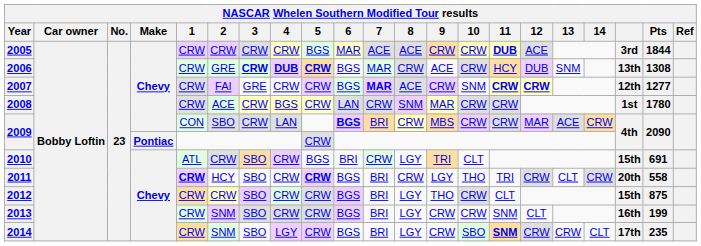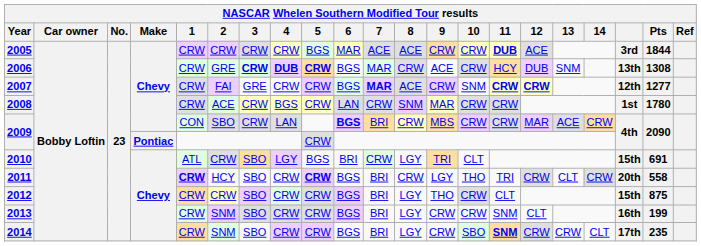(286, 159) CRW -> (286, 159) LGY
(286, 232) LGY -> (286, 232) CRW
